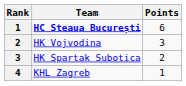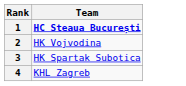- column: (162, 12)
